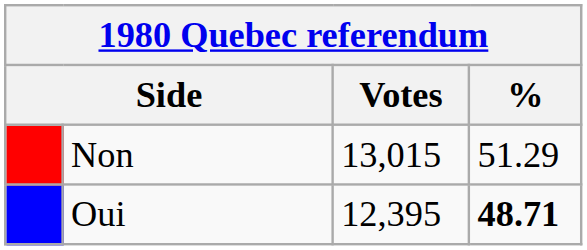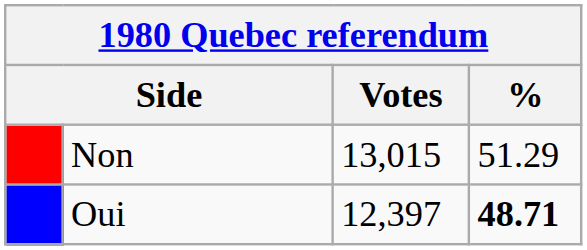(391, 214) 12,395 -> (391, 214) 12,397
